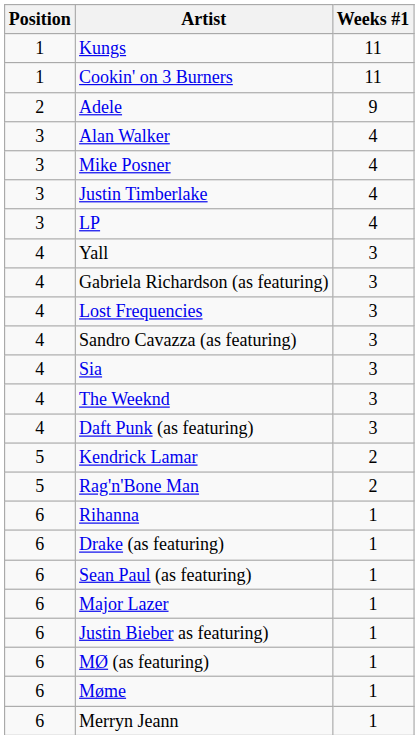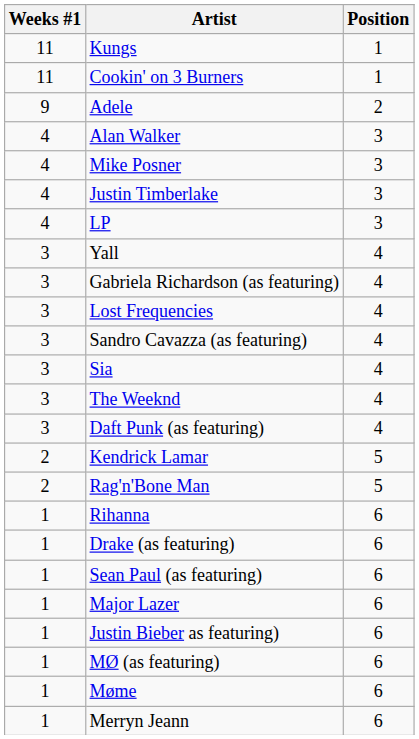columns swapped: (40, 18) <-> (373, 18)
